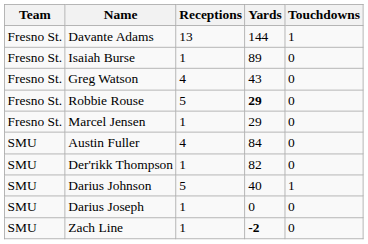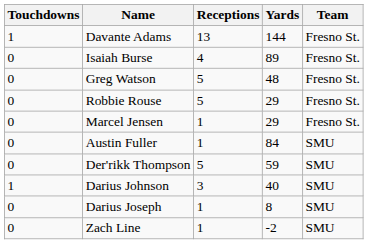columns swapped: (35, 15) <-> (324, 15)
(183, 57) 1 -> (200, 57) 4
(183, 79) 4 -> (200, 79) 5
(255, 79) 43 -> (272, 79) 48
(255, 100) bold -> (272, 100) normal
(183, 143) 4 -> (200, 143) 1
(183, 164) 1 -> (200, 164) 5
(255, 164) 82 -> (272, 164) 59
(183, 185) 5 -> (200, 185) 3
(252, 206) 0 -> (269, 206) 8
(254, 228) bold -> (271, 228) normal
